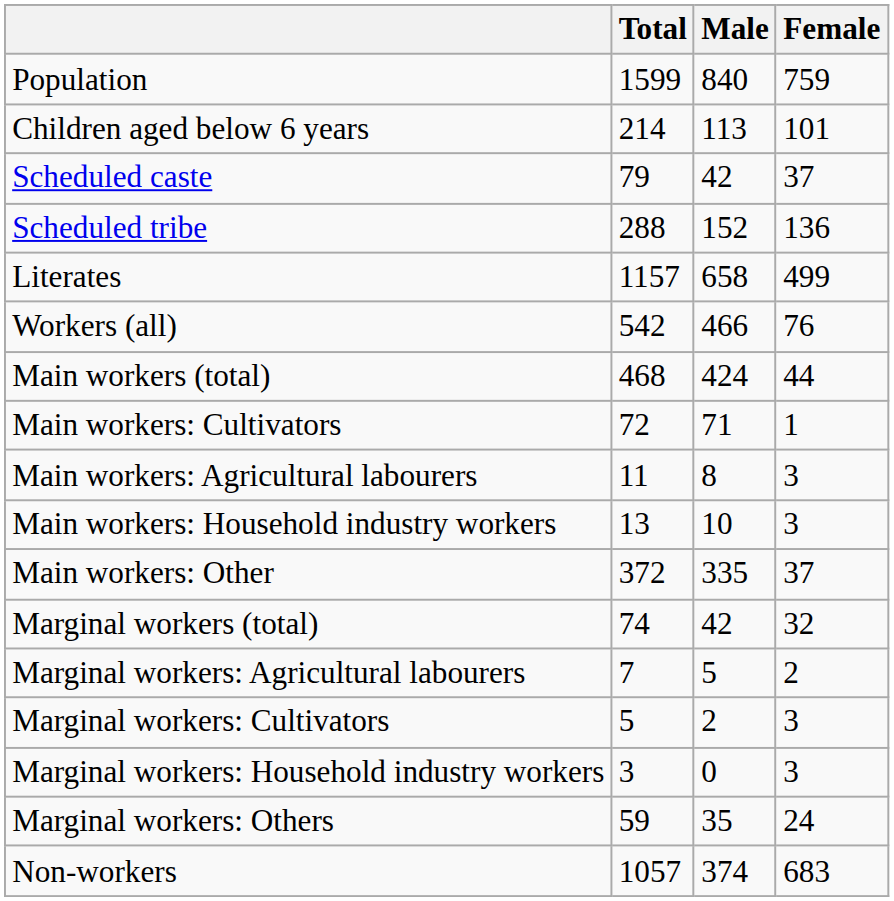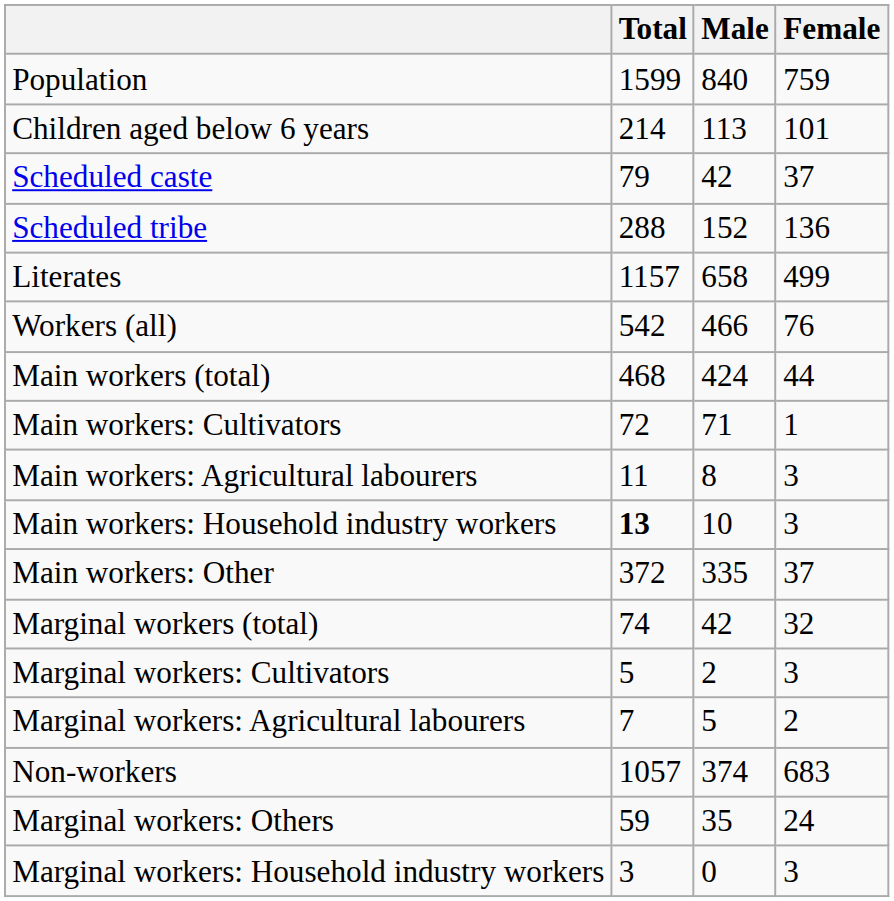(634, 524) normal -> (634, 524) bold
rows swapped: (201, 721) <-> (269, 672)
rows swapped: (308, 771) <-> (94, 870)
